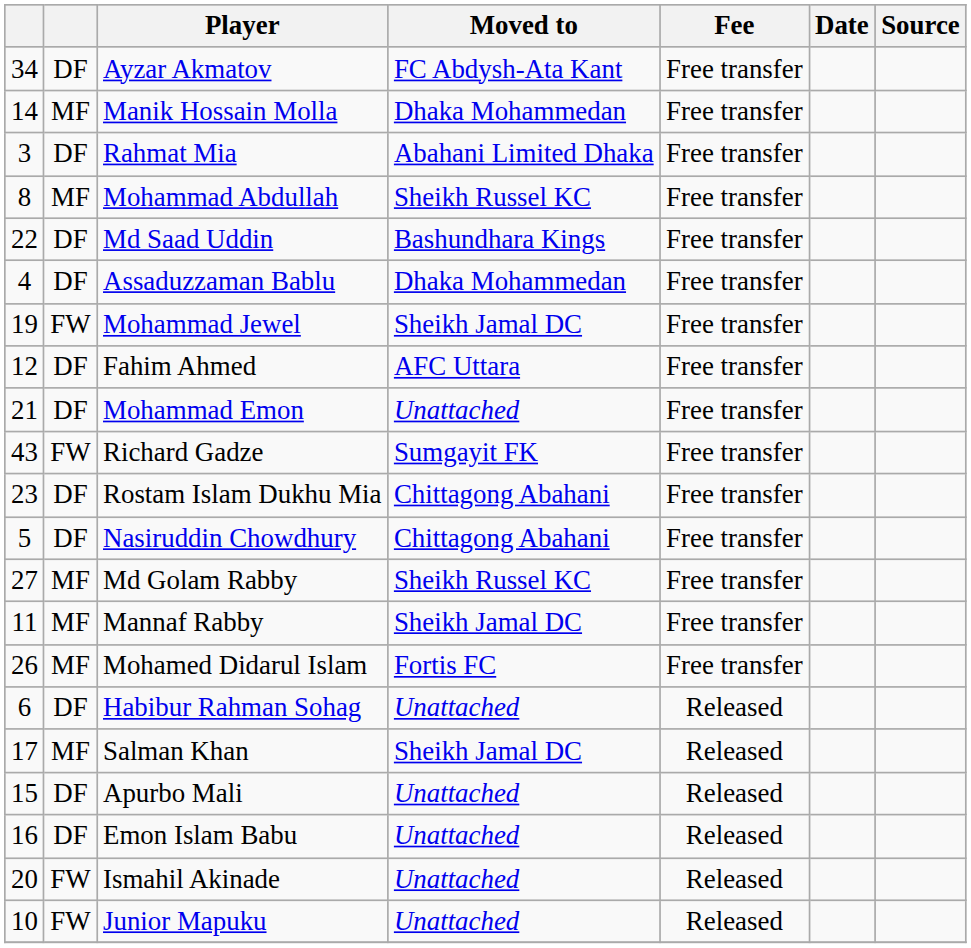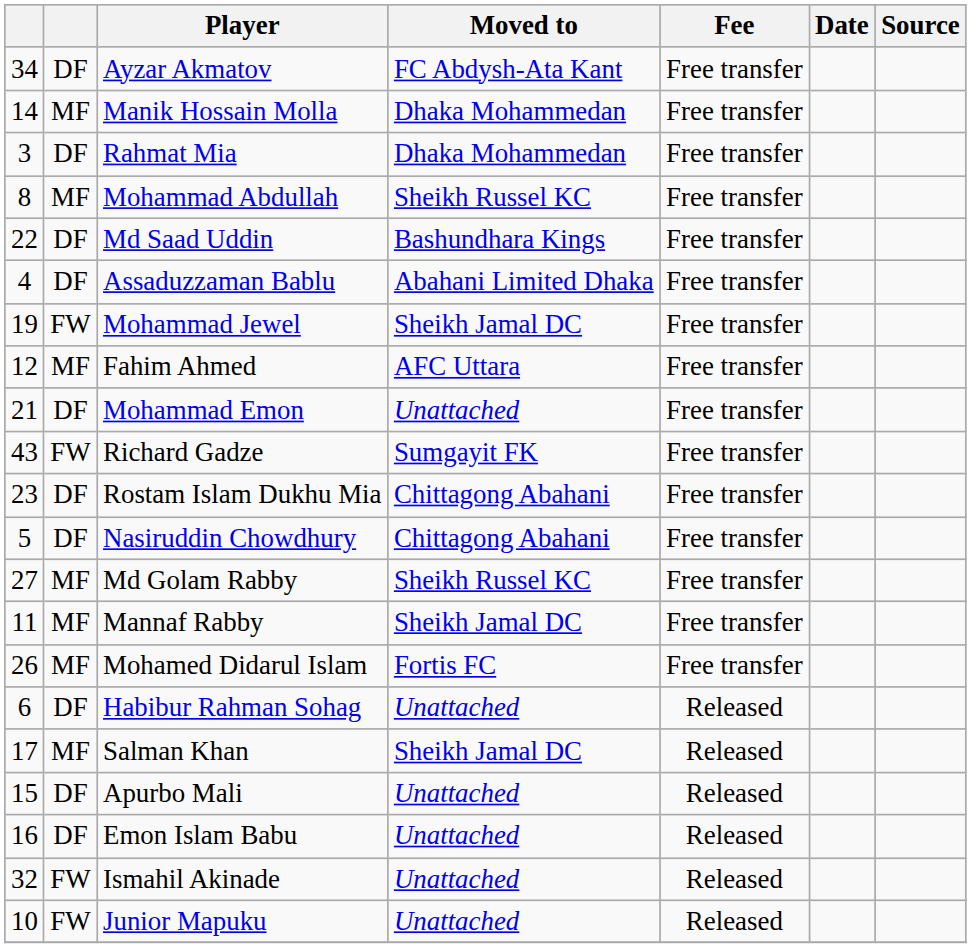(524, 153) Abahani Limited Dhaka -> (510, 153) Dhaka Mohammedan
(510, 281) Dhaka Mohammedan -> (524, 281) Abahani Limited Dhaka
(70, 366) DF -> (70, 366) MF
(24, 878) 20 -> (24, 878) 32
